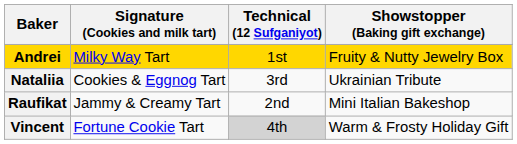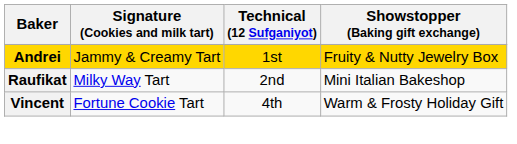(121, 56) Milky Way Tart -> (147, 56) Jammy & Creamy Tart
- row: (37, 80)
(147, 103) Jammy & Creamy Tart -> (121, 80) Milky Way Tart
(277, 127) lightgrey background -> (272, 103) no background
